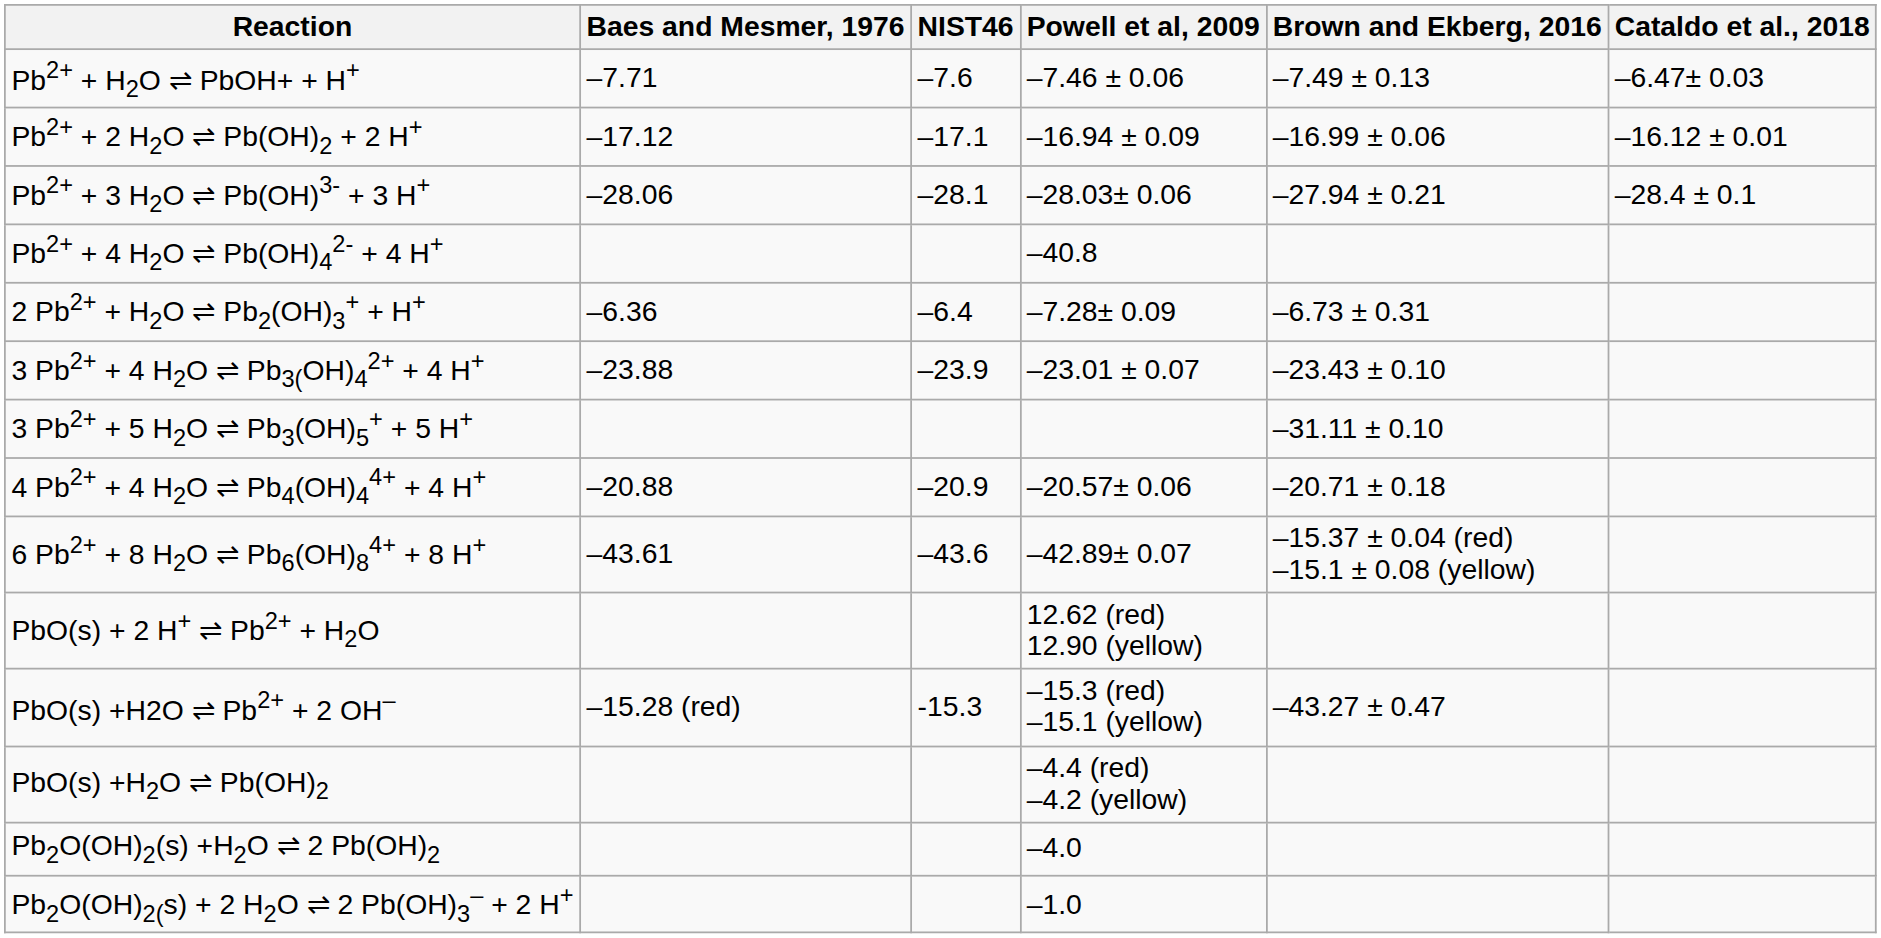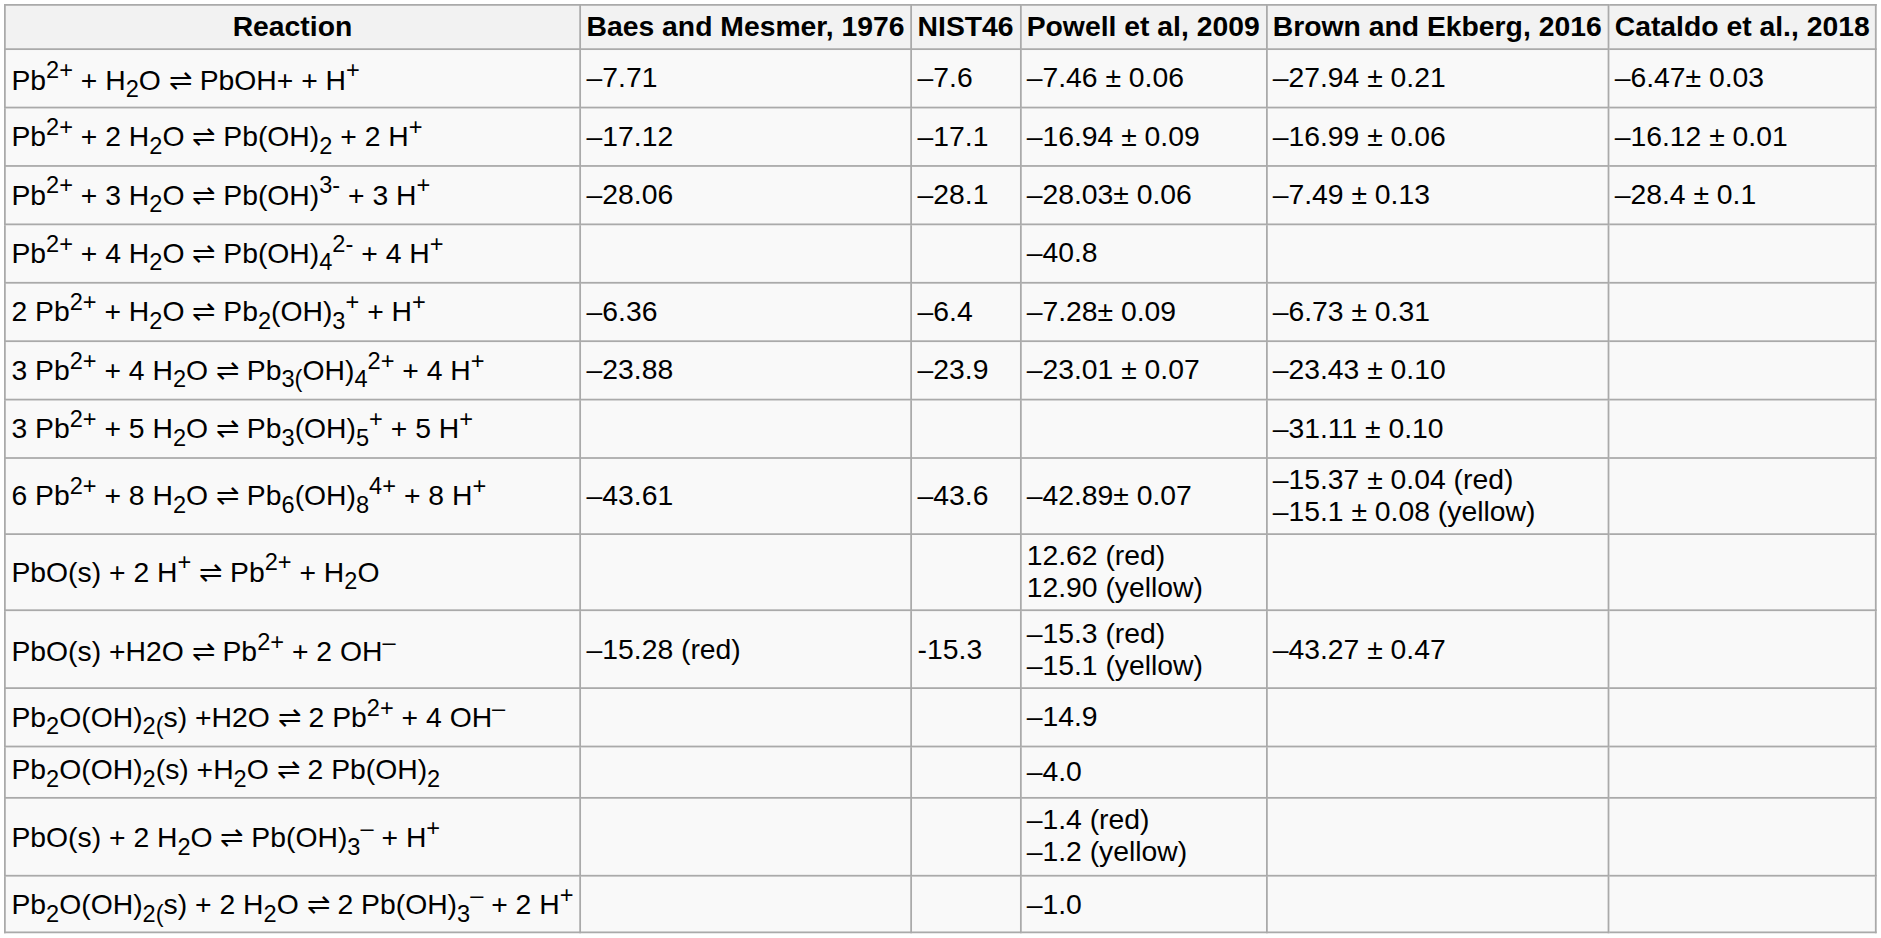(1351, 78) –7.49 ± 0.13 -> (1359, 78) –27.94 ± 0.21
(1359, 194) –27.94 ± 0.21 -> (1351, 194) –7.49 ± 0.13
- row: (249, 486)
+ row: (258, 717)
- row: (170, 785)
+ row: (226, 837)
